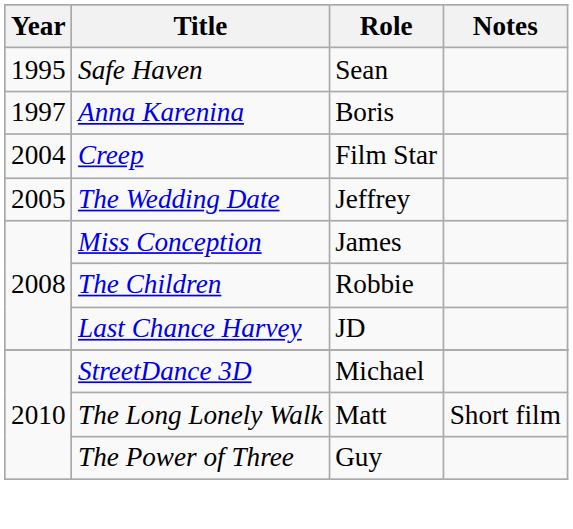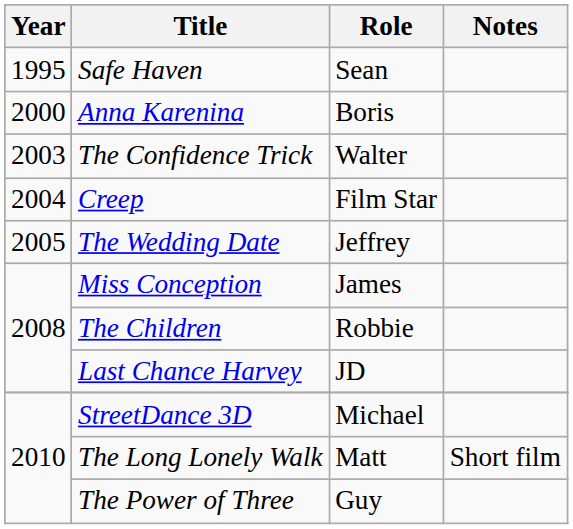(38, 112) 1997 -> (38, 112) 2000
+ row: (195, 155)
